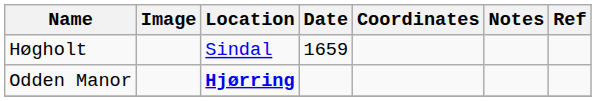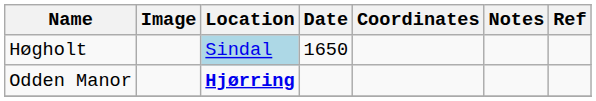(239, 50) no background -> (239, 50) lightblue background
(326, 50) 1659 -> (326, 50) 1650
